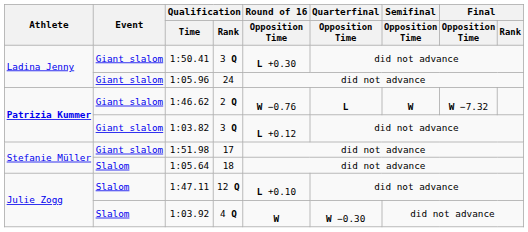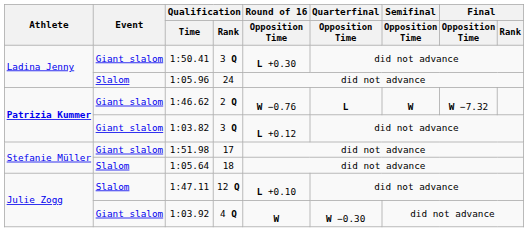(129, 80) Giant slalom -> (113, 80) Slalom
(113, 213) Slalom -> (129, 213) Giant slalom
